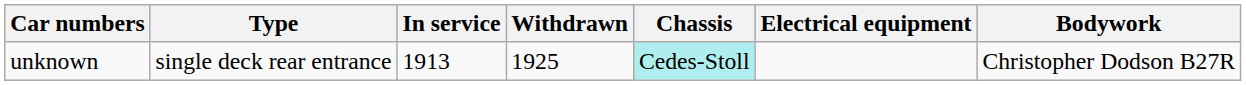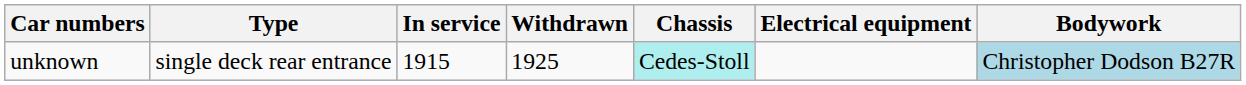(426, 60) 1913 -> (426, 60) 1915
(1109, 60) no background -> (1109, 60) lightblue background
